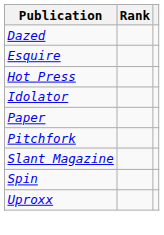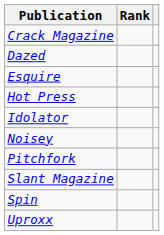+ row: (61, 35)
+ row: (30, 138)
- row: (26, 118)
